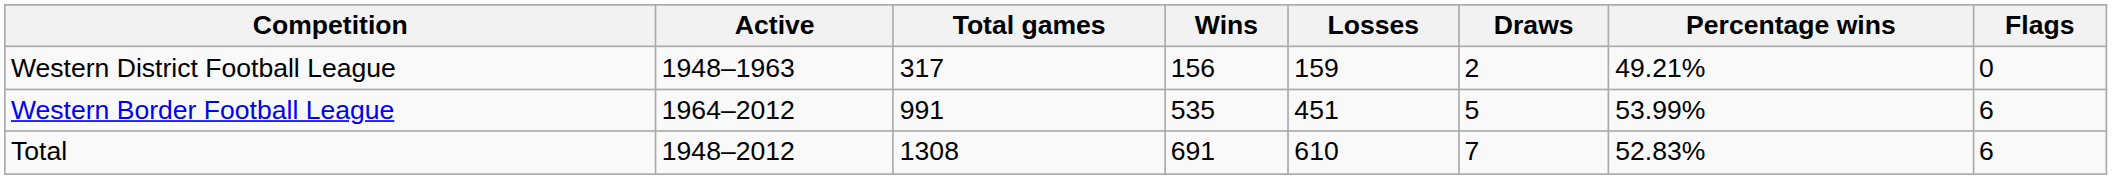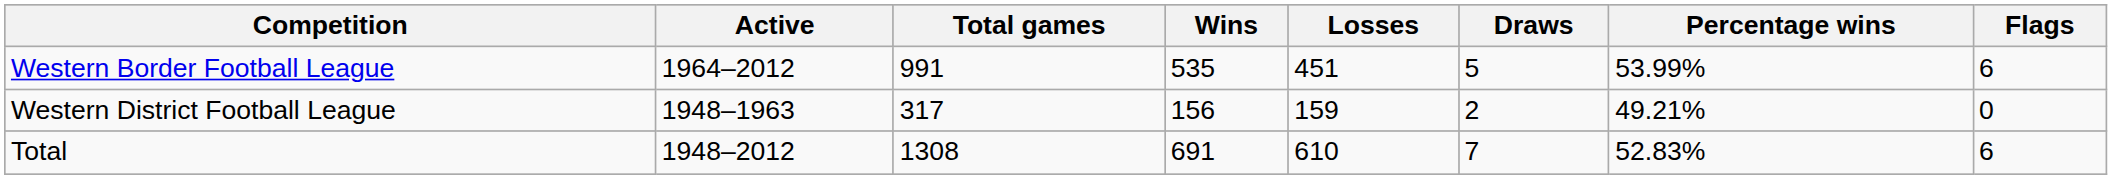rows swapped: (203, 67) <-> (203, 109)
